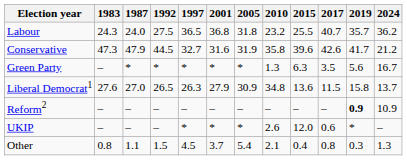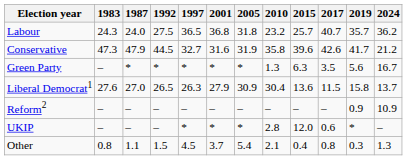(303, 31) 25.5 -> (303, 31) 25.7
(275, 87) 34.8 -> (275, 87) 30.4
(356, 108) bold -> (356, 108) normal
(272, 127) 2.6 -> (272, 127) 2.8
